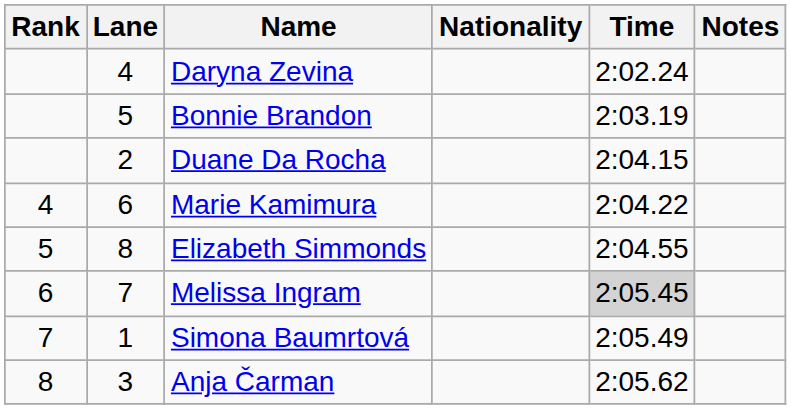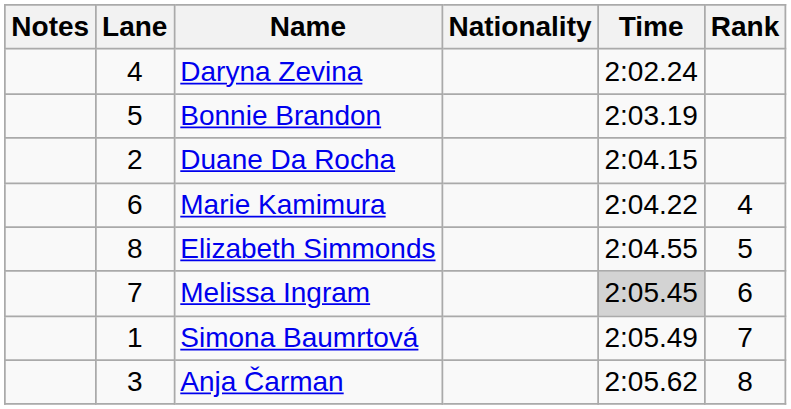columns swapped: (46, 26) <-> (740, 26)
